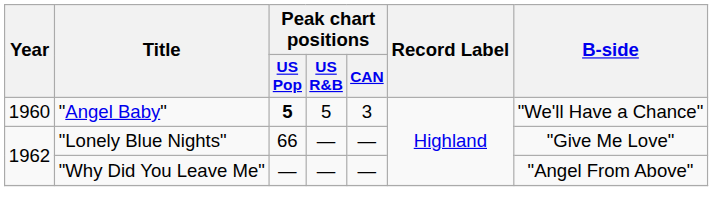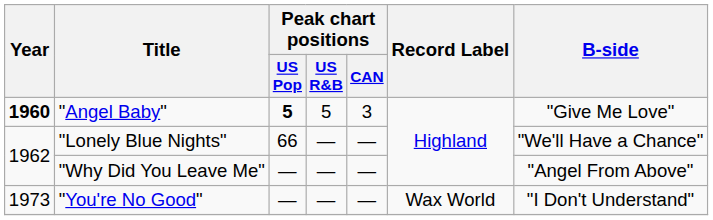(30, 111) normal -> (30, 111) bold
(610, 111) "We'll Have a Chance" -> (610, 111) "Give Me Love"
(610, 141) "Give Me Love" -> (610, 141) "We'll Have a Chance"
+ row: (131, 199)
